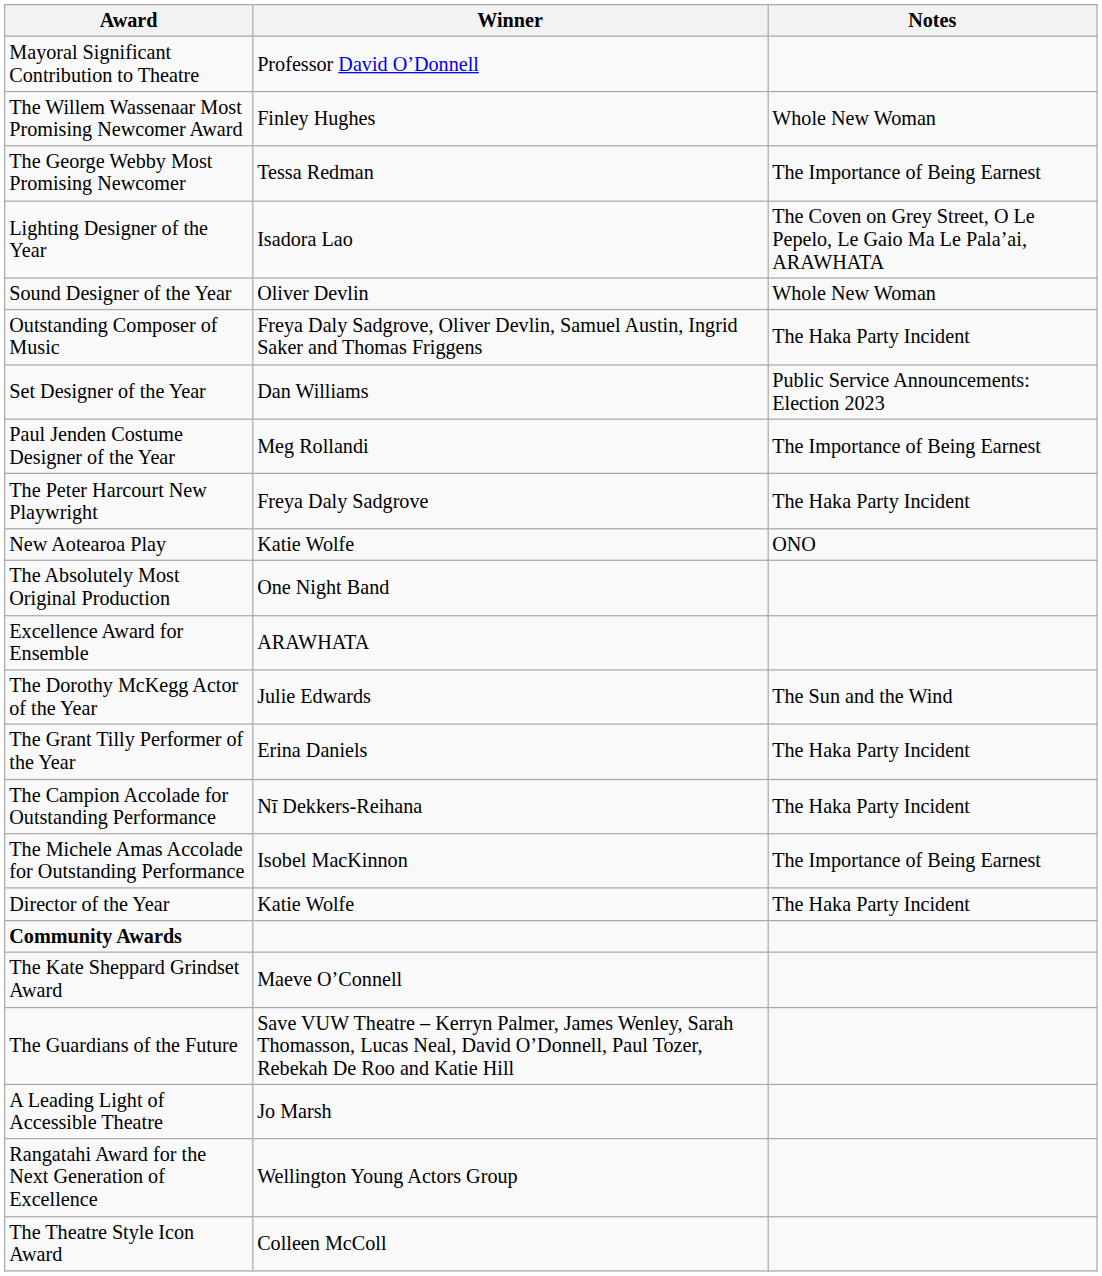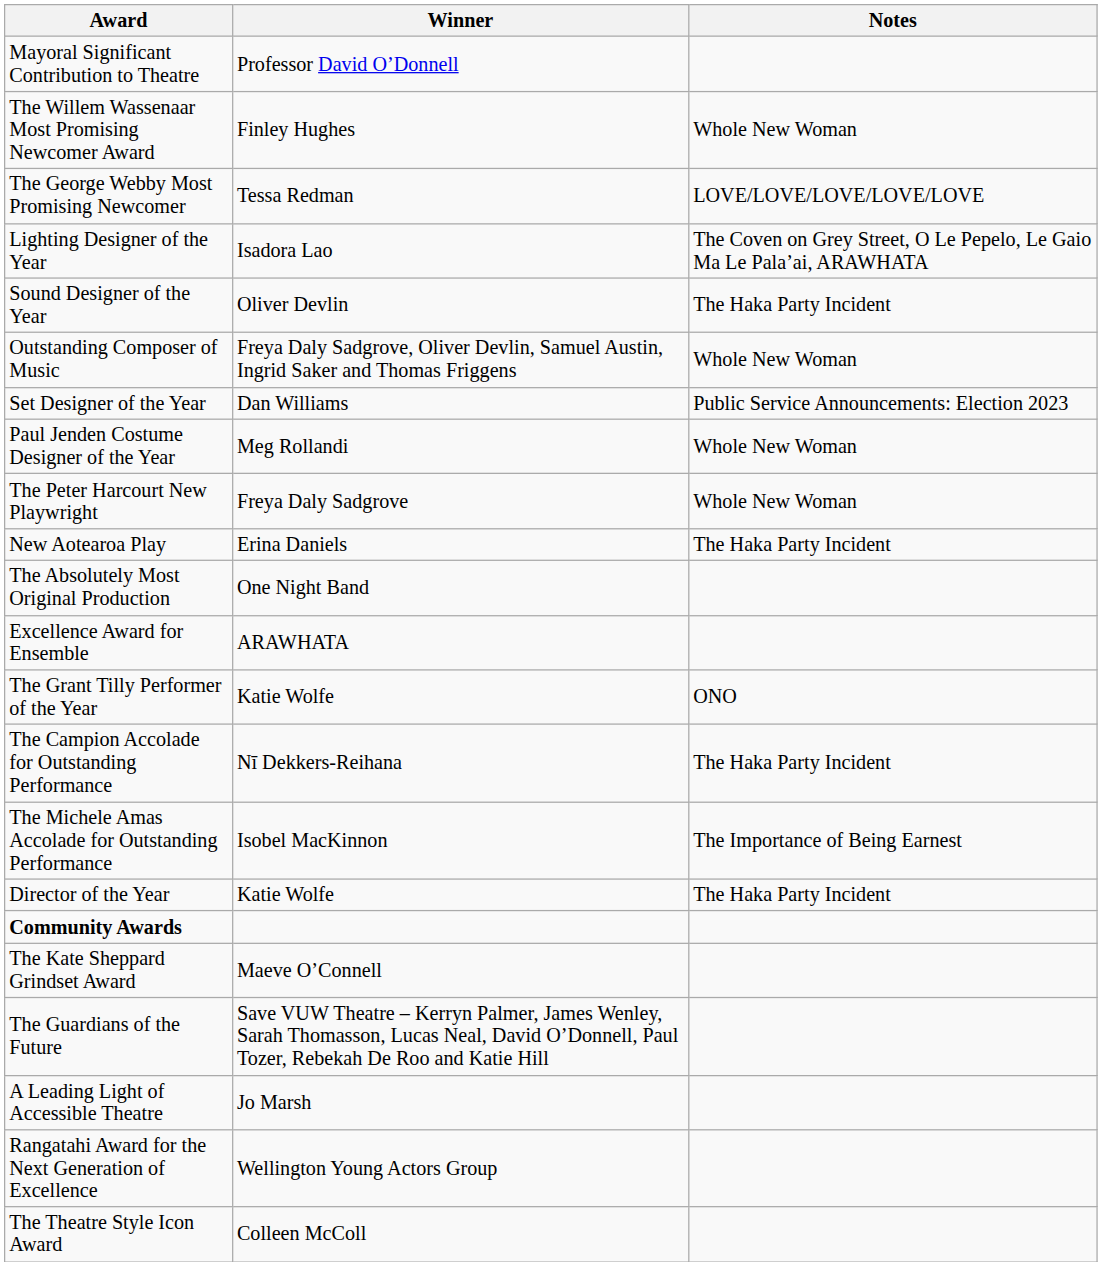(907, 173) The Importance of Being Earnest -> (839, 195) LOVE/LOVE/LOVE/LOVE/LOVE
(854, 293) Whole New Woman -> (792, 305) The Haka Party Incident
(871, 337) The Haka Party Incident -> (775, 359) Whole New Woman
(907, 446) The Importance of Being Earnest -> (775, 446) Whole New Woman
(871, 501) The Haka Party Incident -> (775, 501) Whole New Woman
(306, 544) Katie Wolfe -> (292, 544) Erina Daniels
(794, 544) ONO -> (792, 544) The Haka Party Incident
- row: (124, 696)
(312, 751) Erina Daniels -> (285, 696) Katie Wolfe
(871, 751) The Haka Party Incident -> (715, 696) ONO
